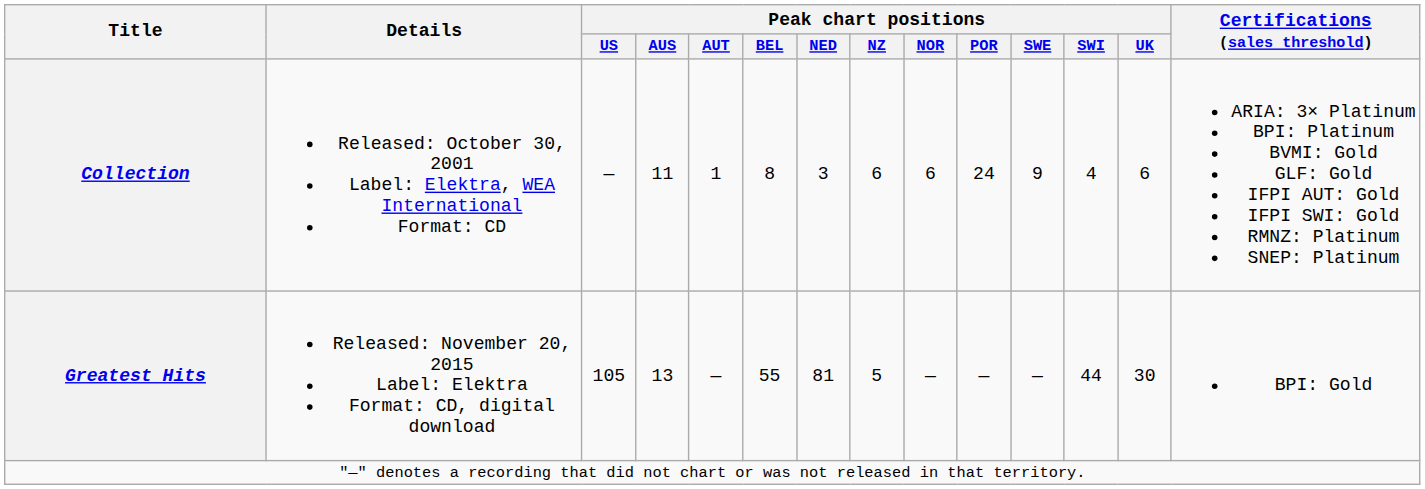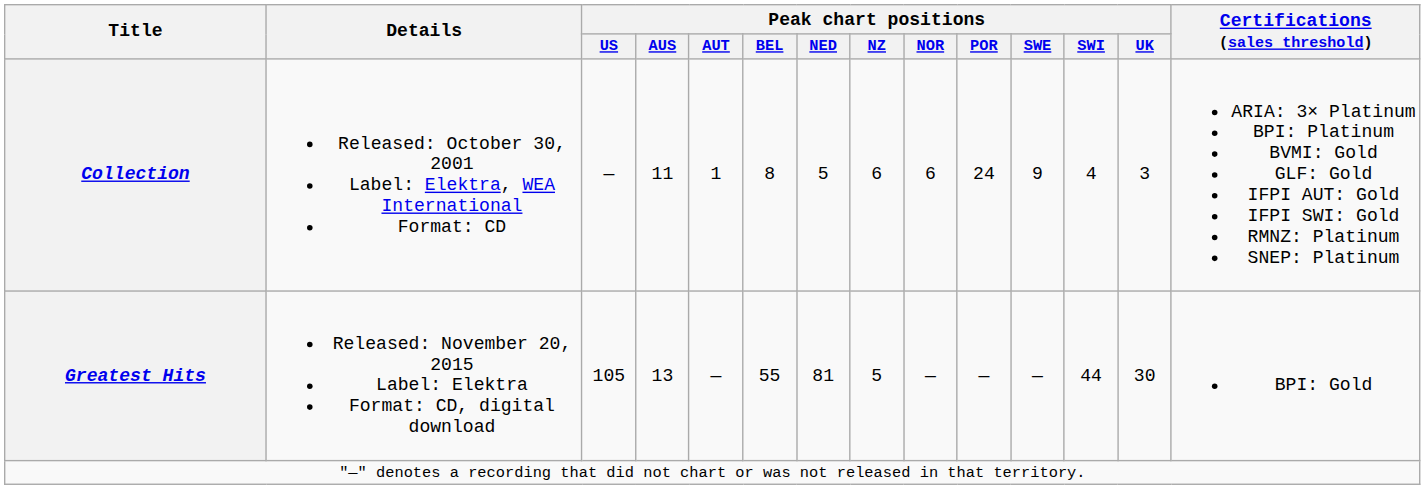(823, 175) 3 -> (823, 175) 5
(1145, 175) 6 -> (1145, 175) 3
